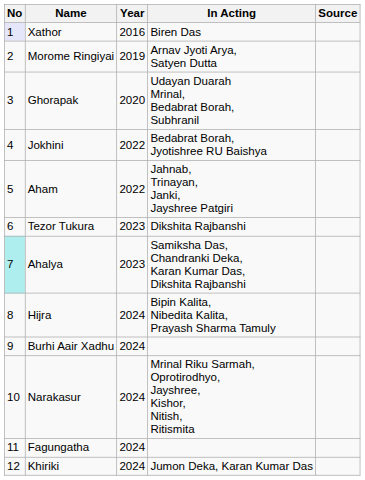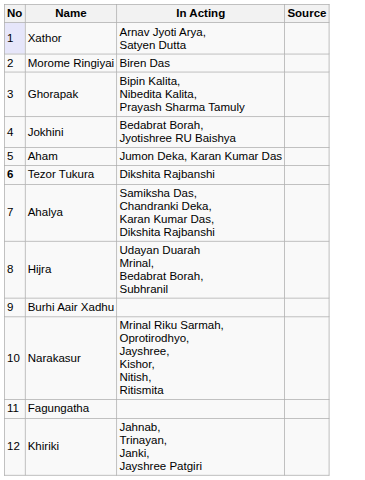- column: (132, 13)
(176, 31) Biren Das -> (163, 38) Arnav Jyoti Arya, Satyen Dutta
(194, 56) Arnav Jyoti Arya, Satyen Dutta -> (145, 63) Biren Das
(192, 100) Udayan Duarah Mrinal, Bedabrat Borah, Subhranil -> (182, 94) Bipin Kalita, Nibedita Kalita, Prayash Sharma Tamuly
(192, 189) Jahnab, Trinayan, Janki, Jayshree Patgiri -> (201, 156) Jumon Deka, Karan Kumar Das
(10, 226) normal -> (10, 175) bold
(10, 264) paleturquoise background -> (10, 212) no background
(213, 315) Bipin Kalita, Nibedita Kalita, Prayash Sharma Tamuly -> (161, 269) Udayan Duarah Mrinal, Bedabrat Borah, Subhranil
(232, 466) Jumon Deka, Karan Kumar Das -> (161, 446) Jahnab, Trinayan, Janki, Jayshree Patgiri
